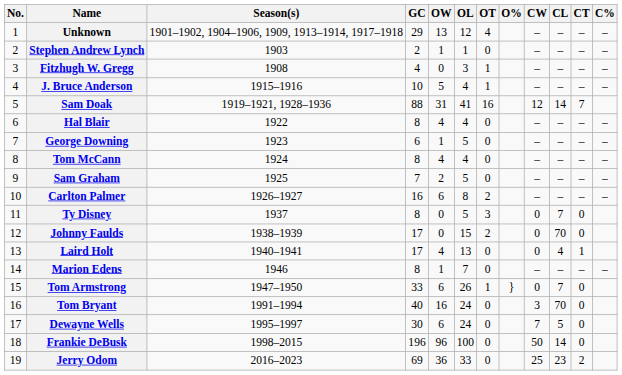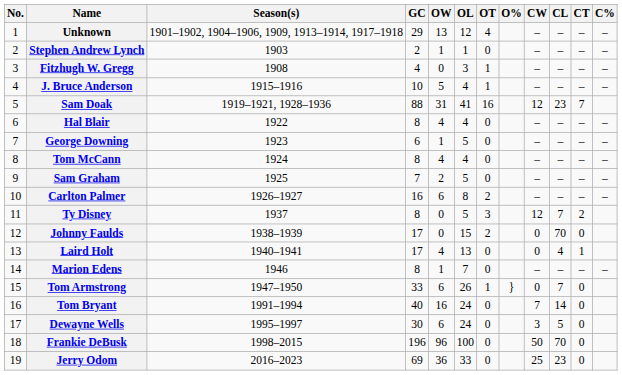(560, 104) 14 -> (560, 104) 23
(537, 214) 0 -> (537, 214) 12
(582, 214) 0 -> (582, 214) 2
(537, 305) 3 -> (537, 305) 7
(560, 305) 70 -> (560, 305) 14
(537, 324) 7 -> (537, 324) 3
(560, 342) 14 -> (560, 342) 70
(582, 360) 2 -> (582, 360) 0
